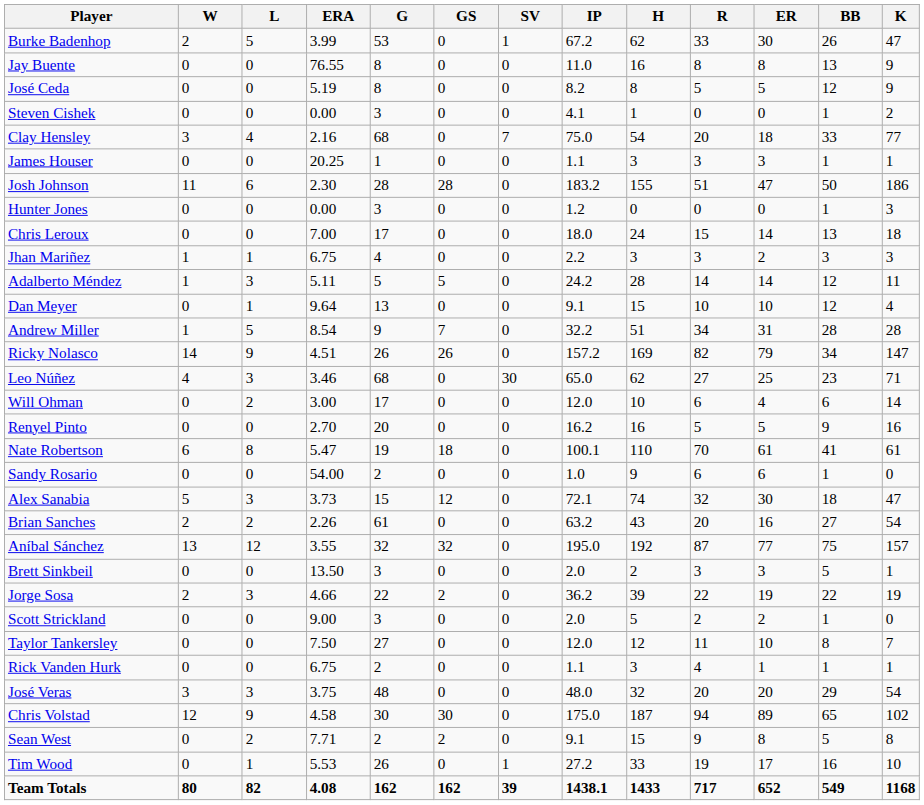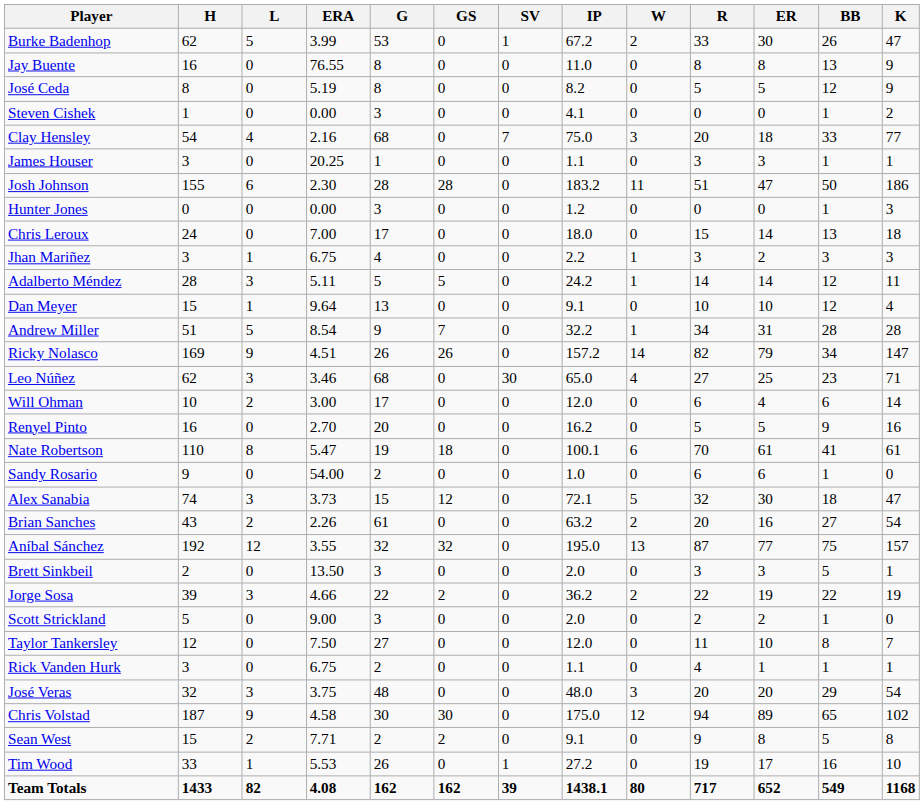columns swapped: (210, 16) <-> (658, 16)
